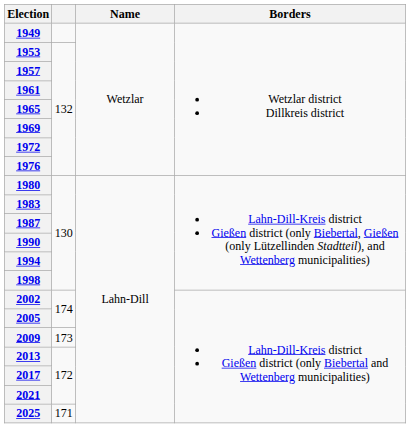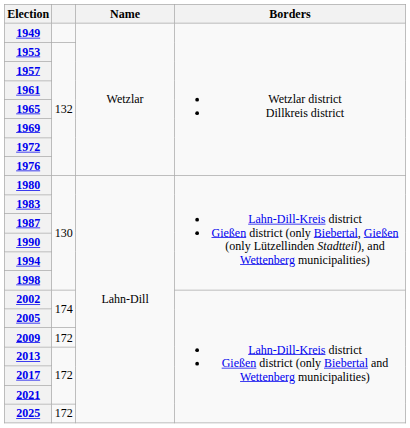(64, 337) 173 -> (64, 337) 172
(64, 413) 171 -> (64, 413) 172
